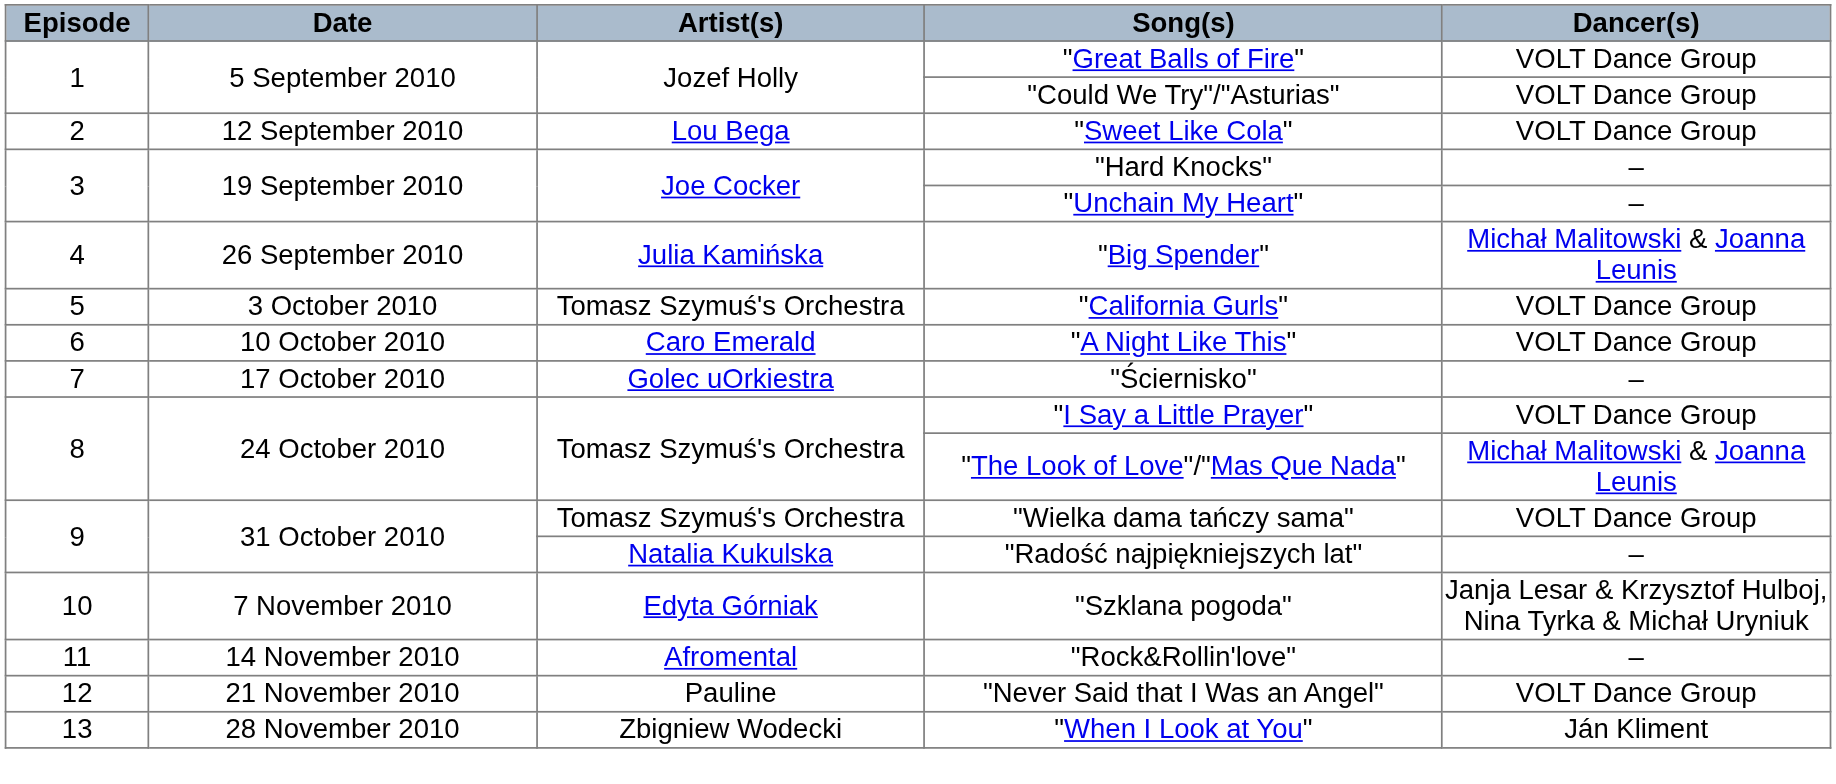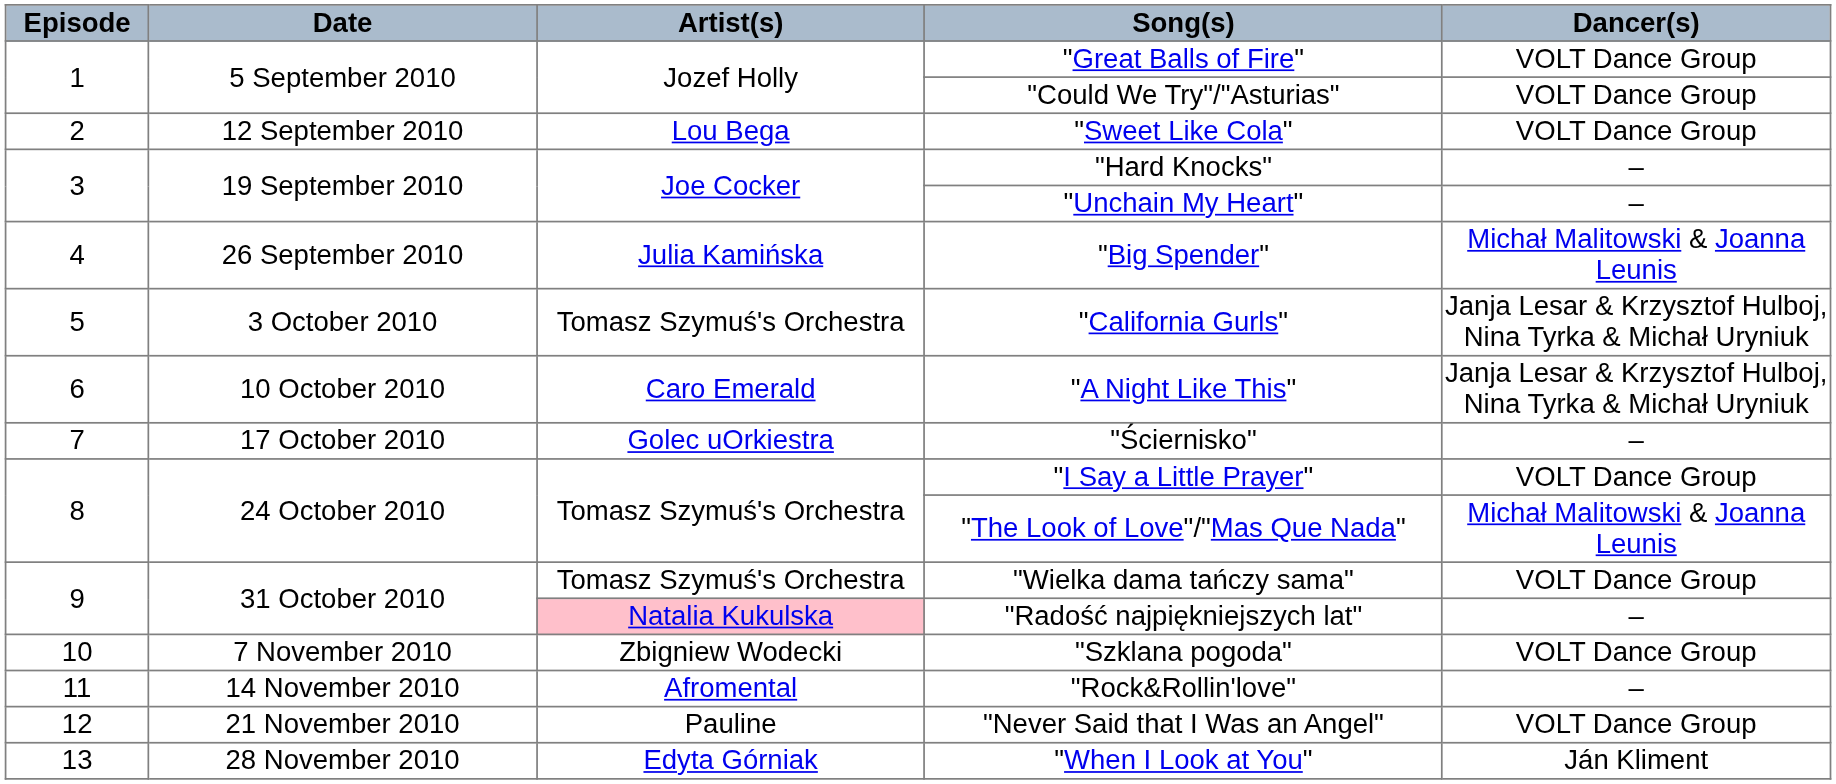(1636, 306) VOLT Dance Group -> (1636, 321) Janja Lesar & Krzysztof Hulboj, Nina Tyrka & Michał Uryniuk
(1636, 342) VOLT Dance Group -> (1636, 388) Janja Lesar & Krzysztof Hulboj, Nina Tyrka & Michał Uryniuk
(731, 554) no background -> (731, 615) pink background
(731, 605) Edyta Górniak -> (731, 652) Zbigniew Wodecki
(1636, 605) Janja Lesar & Krzysztof Hulboj, Nina Tyrka & Michał Uryniuk -> (1636, 652) VOLT Dance Group
(731, 729) Zbigniew Wodecki -> (731, 760) Edyta Górniak
